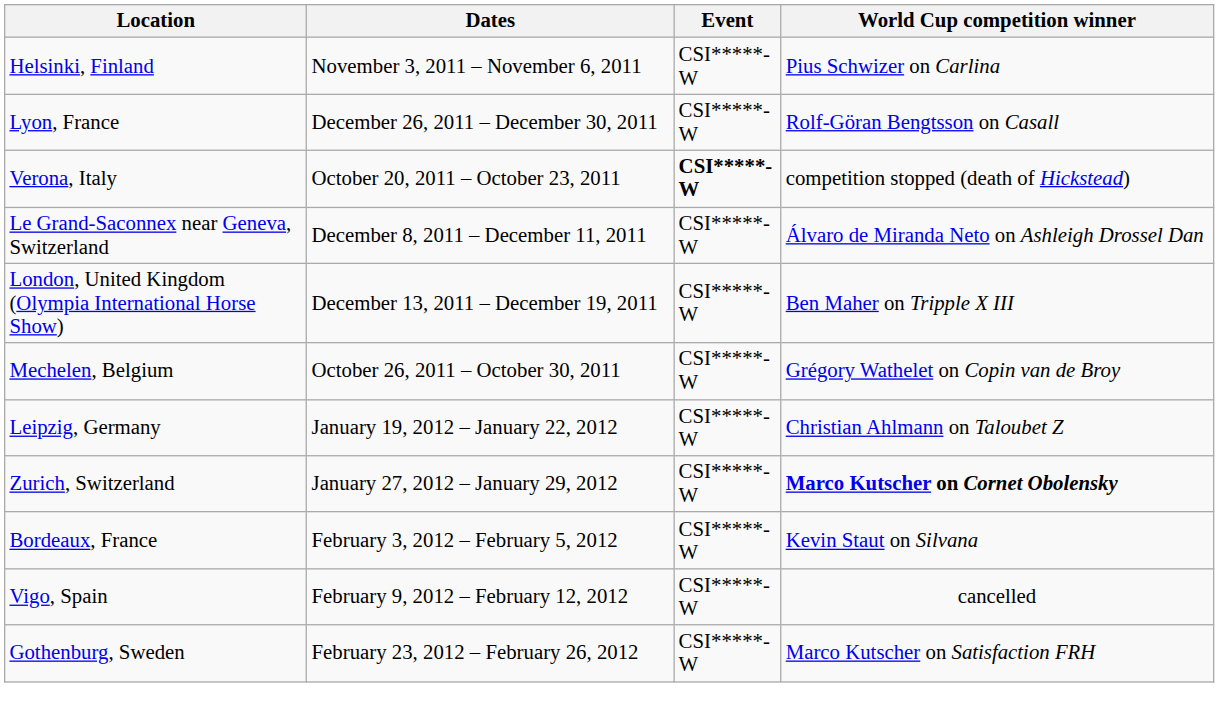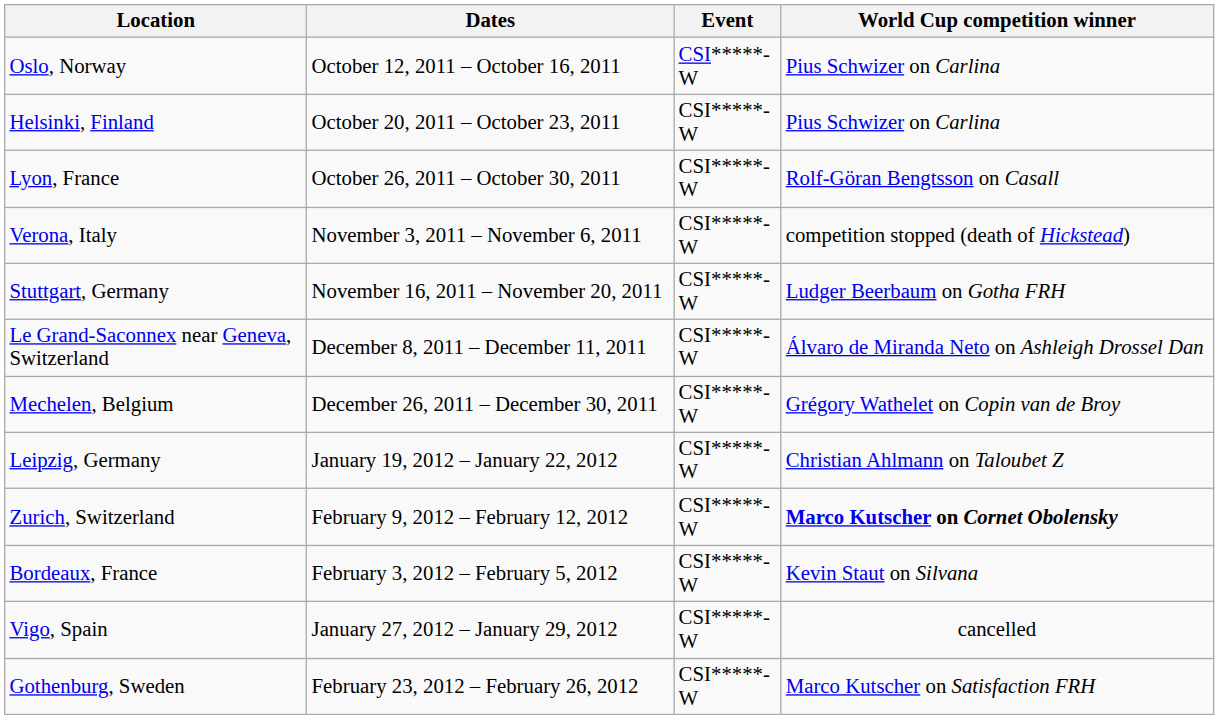+ row: (68, 65)
(477, 65) November 3, 2011 – November 6, 2011 -> (466, 122) October 20, 2011 – October 23, 2011
(485, 122) December 26, 2011 – December 30, 2011 -> (466, 178) October 26, 2011 – October 30, 2011
(466, 178) October 20, 2011 – October 23, 2011 -> (477, 234) November 3, 2011 – November 6, 2011
(725, 178) bold -> (724, 234) normal
+ row: (89, 291)
- row: (132, 302)
(466, 371) October 26, 2011 – October 30, 2011 -> (485, 404) December 26, 2011 – December 30, 2011
(465, 483) January 27, 2012 – January 29, 2012 -> (470, 516) February 9, 2012 – February 12, 2012
(470, 596) February 9, 2012 – February 12, 2012 -> (465, 629) January 27, 2012 – January 29, 2012
